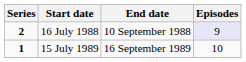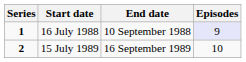(21, 31) 2 -> (21, 31) 1
(21, 48) 1 -> (21, 48) 2
